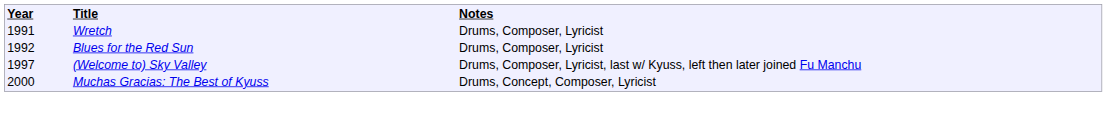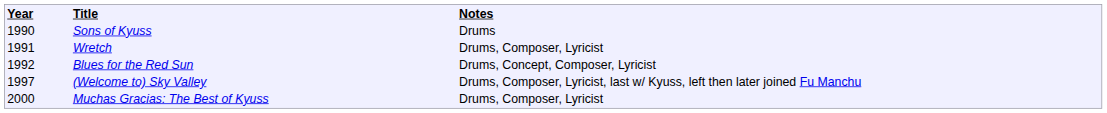+ row: (112, 31)
(531, 48) Drums, Composer, Lyricist -> (557, 64) Drums, Concept, Composer, Lyricist
(557, 81) Drums, Concept, Composer, Lyricist -> (531, 98) Drums, Composer, Lyricist
